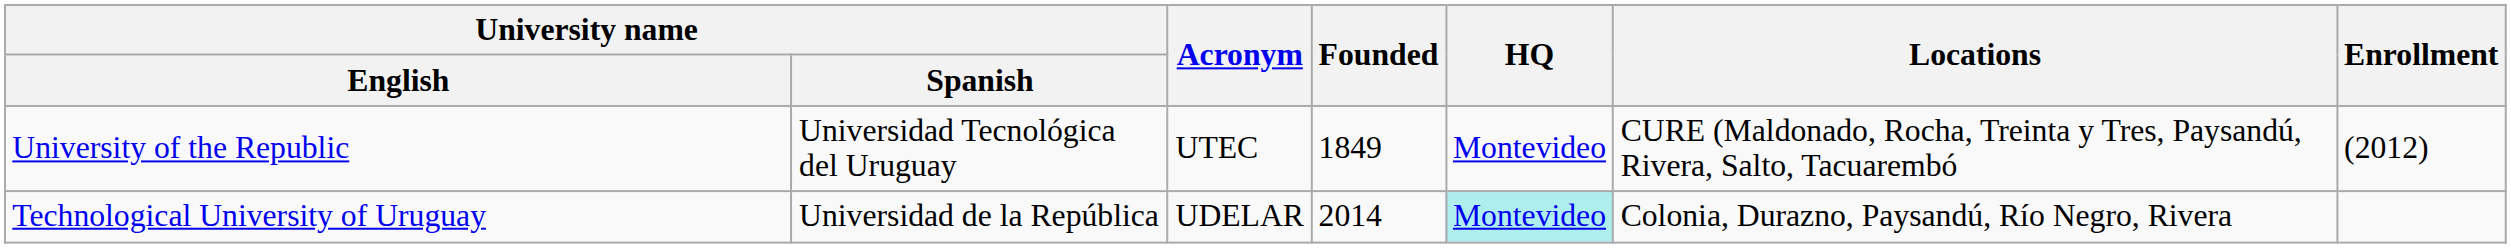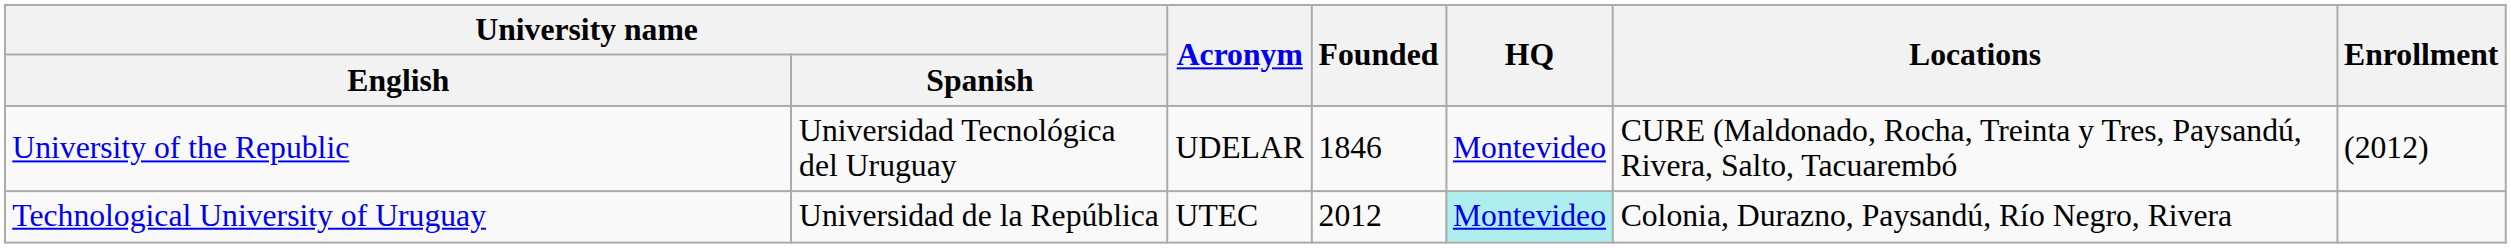(1217, 147) UTEC -> (1240, 147) UDELAR
(1350, 147) 1849 -> (1350, 147) 1846
(1240, 215) UDELAR -> (1217, 215) UTEC
(1350, 215) 2014 -> (1350, 215) 2012
